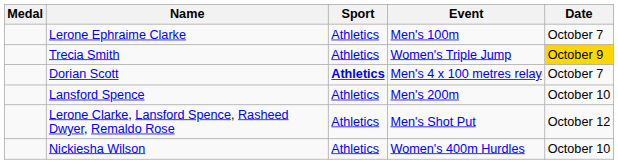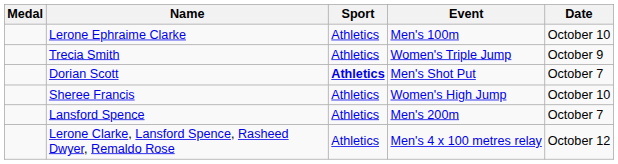(575, 34) October 7 -> (579, 34) October 10
(575, 54) gold background -> (575, 54) no background
(466, 74) Men's 4 x 100 metres relay -> (433, 74) Men's Shot Put
+ row: (92, 94)
(579, 94) October 10 -> (575, 114) October 7
(433, 121) Men's Shot Put -> (466, 141) Men's 4 x 100 metres relay
- row: (97, 149)
